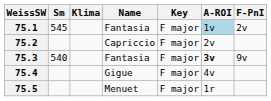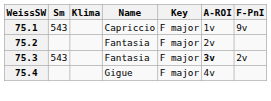(59, 27) 545 -> (59, 27) 543
(127, 27) Fantasia -> (130, 27) Capriccio
(209, 27) lightblue background -> (209, 27) no background
(242, 27) 2v -> (242, 27) 9v
(130, 42) Capriccio -> (127, 42) Fantasia
(59, 58) 540 -> (59, 58) 543
(242, 58) 9v -> (242, 58) 2v
- row: (26, 88)
